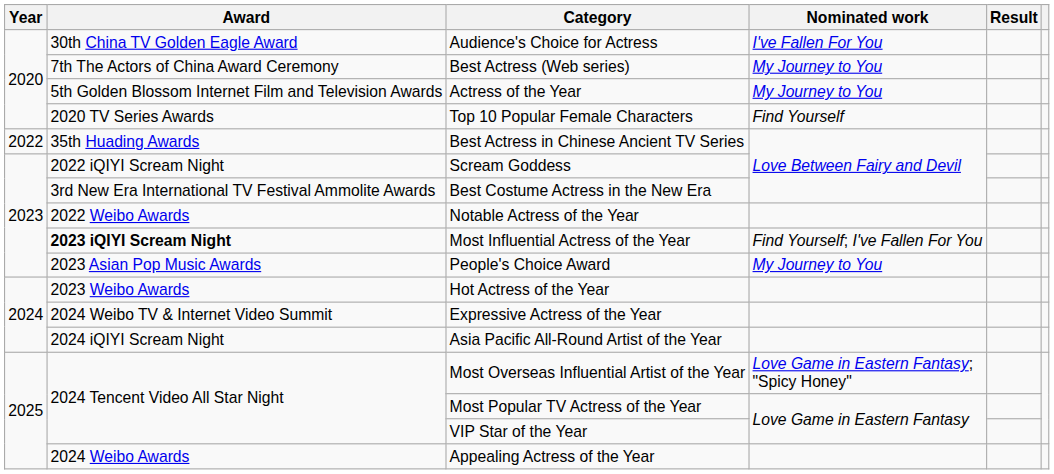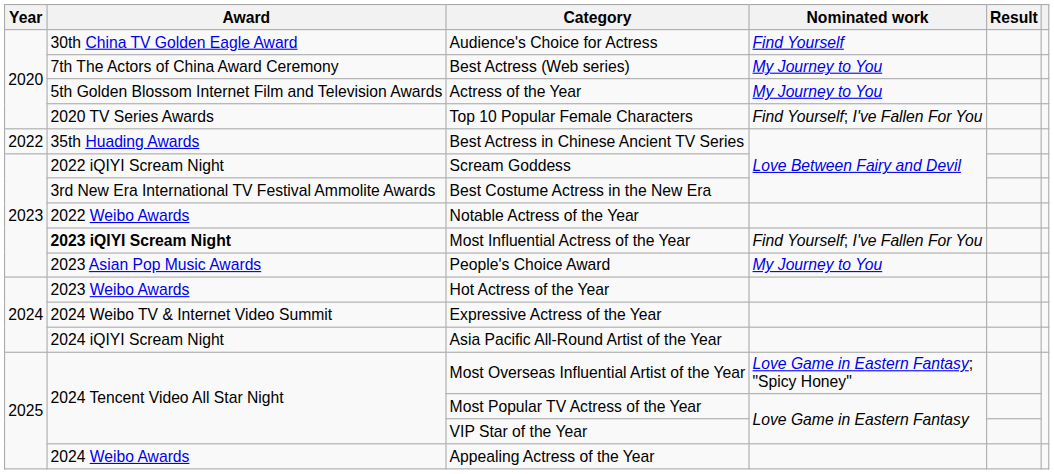(818, 42) I've Fallen For You -> (798, 42) Find Yourself
(798, 117) Find Yourself -> (868, 117) Find Yourself; I've Fallen For You
